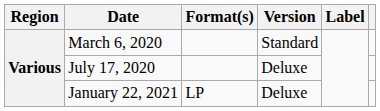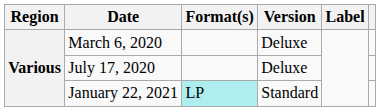(290, 42) Standard -> (284, 42) Deluxe
(195, 93) no background -> (195, 93) paleturquoise background
(284, 93) Deluxe -> (290, 93) Standard
